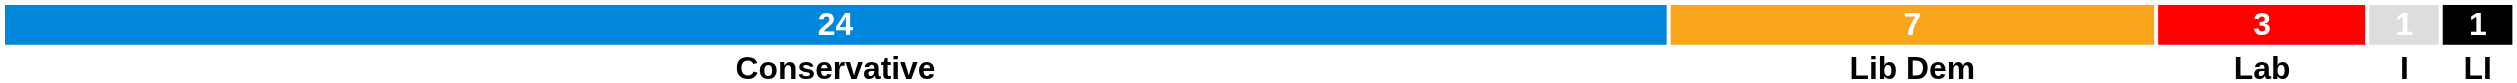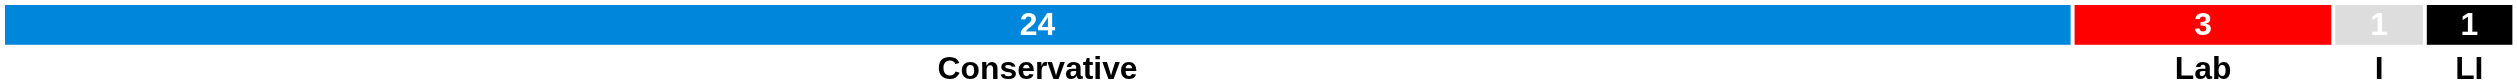- column: (1912, 24)
